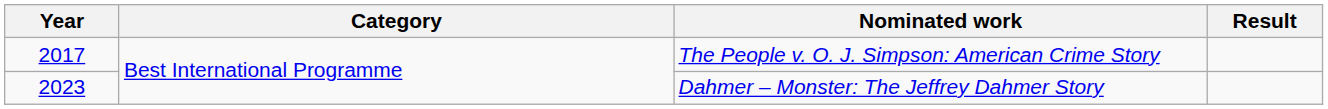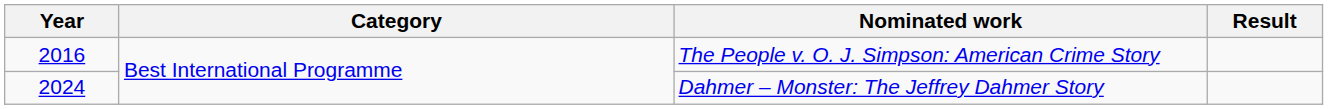(62, 54) 2017 -> (62, 54) 2016
(62, 87) 2023 -> (62, 87) 2024
